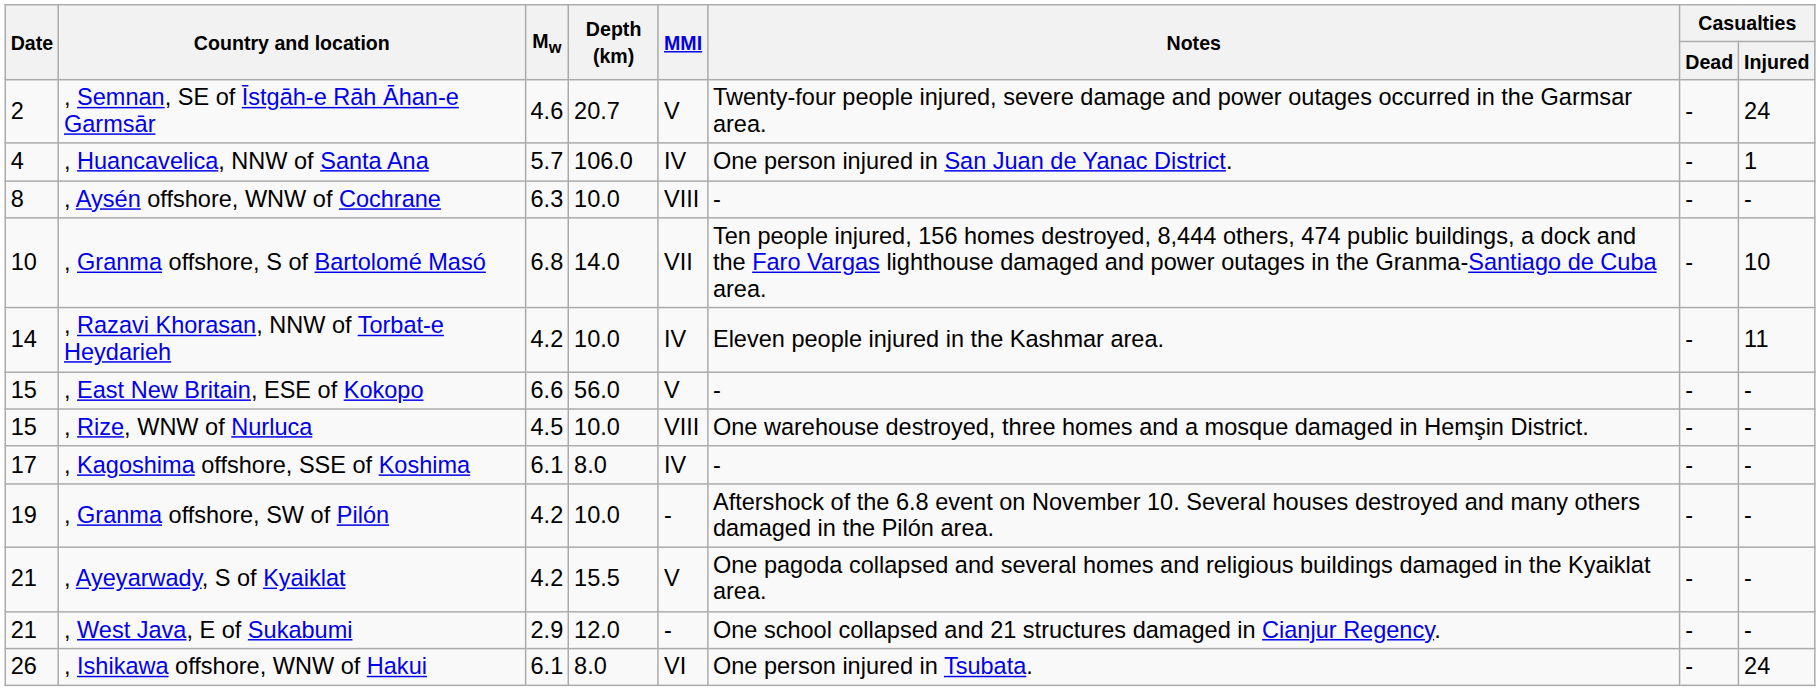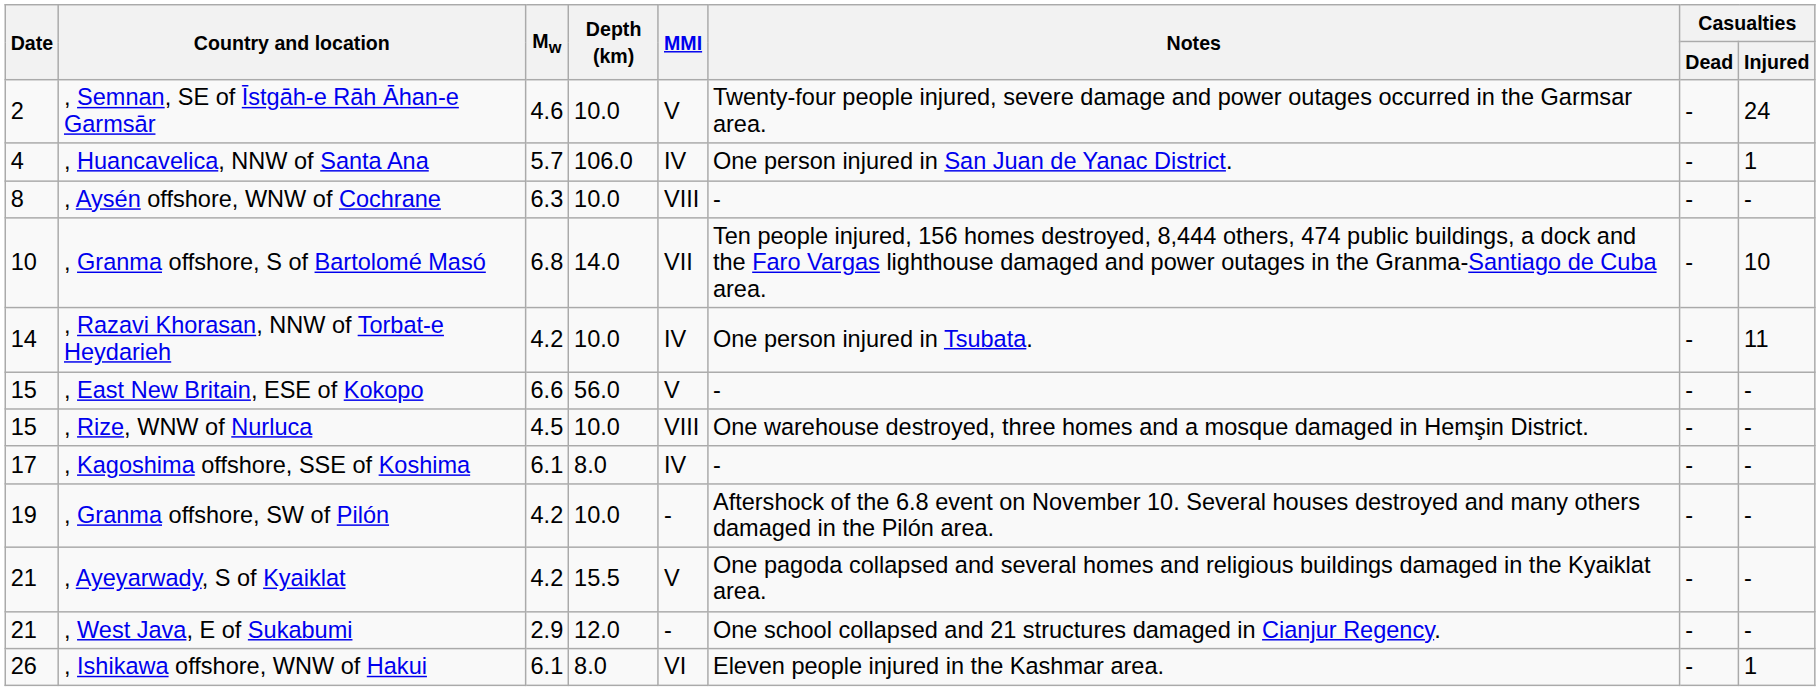(597, 110) 20.7 -> (597, 110) 10.0
(938, 339) Eleven people injured in the Kashmar area. -> (873, 339) One person injured in Tsubata.
(873, 666) One person injured in Tsubata. -> (938, 666) Eleven people injured in the Kashmar area.
(1757, 666) 24 -> (1751, 666) 1
